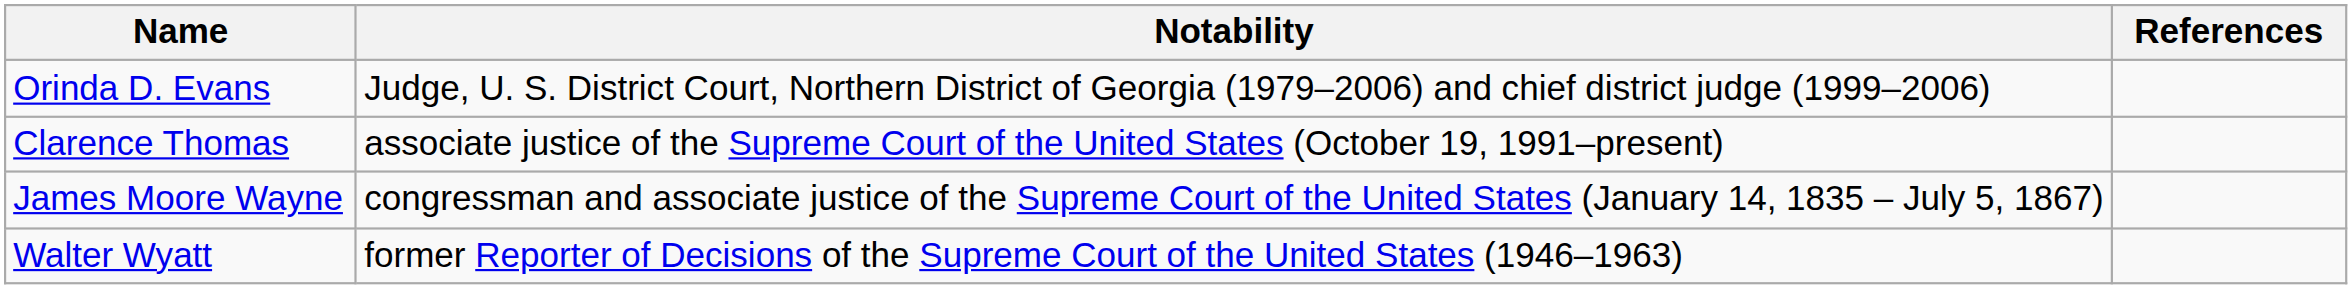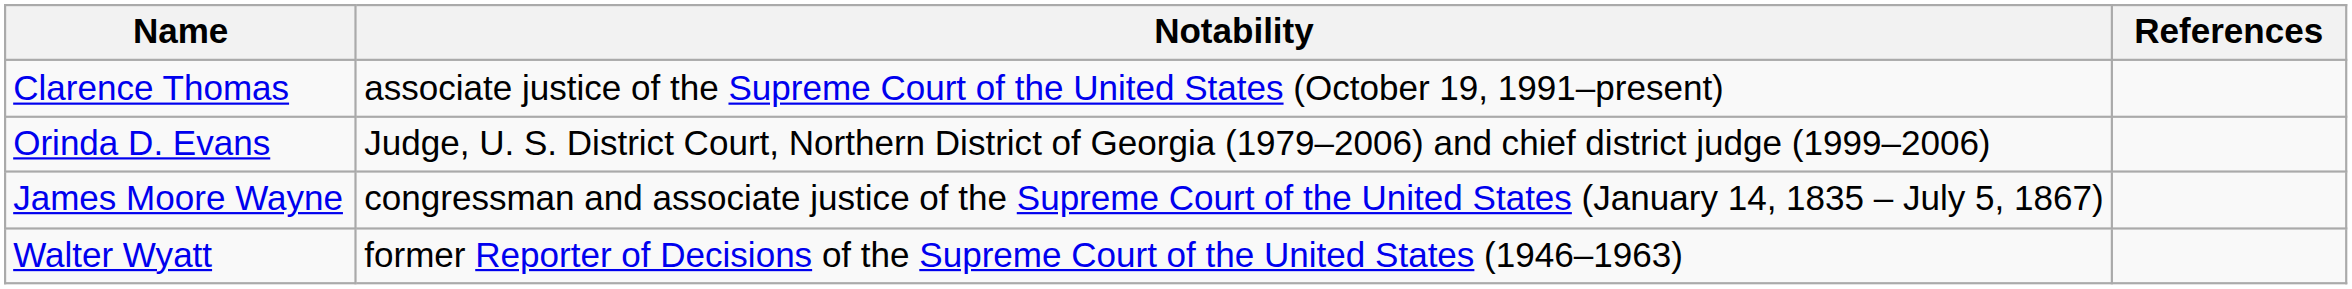rows swapped: (142, 87) <-> (151, 143)
